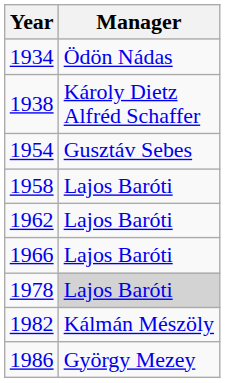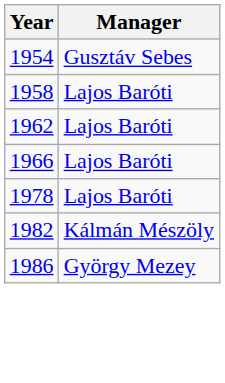- row: (32, 56)
- row: (32, 103)
(118, 289) lightgrey background -> (118, 195) no background
